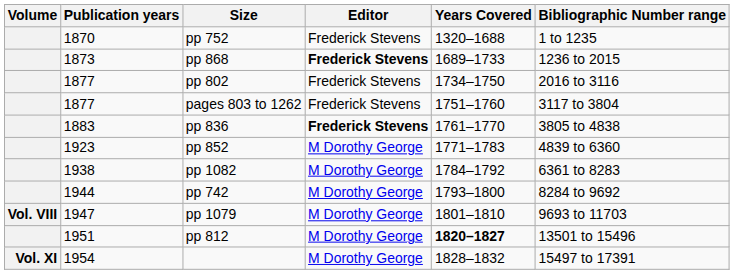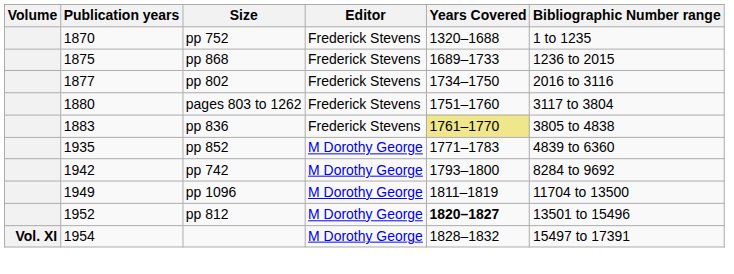(79, 60) 1873 -> (79, 60) 1875
(368, 60) bold -> (364, 60) normal
(79, 104) 1877 -> (79, 104) 1880
(368, 126) bold -> (364, 126) normal
(470, 126) no background -> (464, 126) khaki background
(79, 148) 1923 -> (79, 148) 1935
- row: (211, 170)
(79, 192) 1944 -> (79, 170) 1942
- row: (211, 215)
+ row: (211, 192)
(79, 237) 1951 -> (79, 215) 1952
